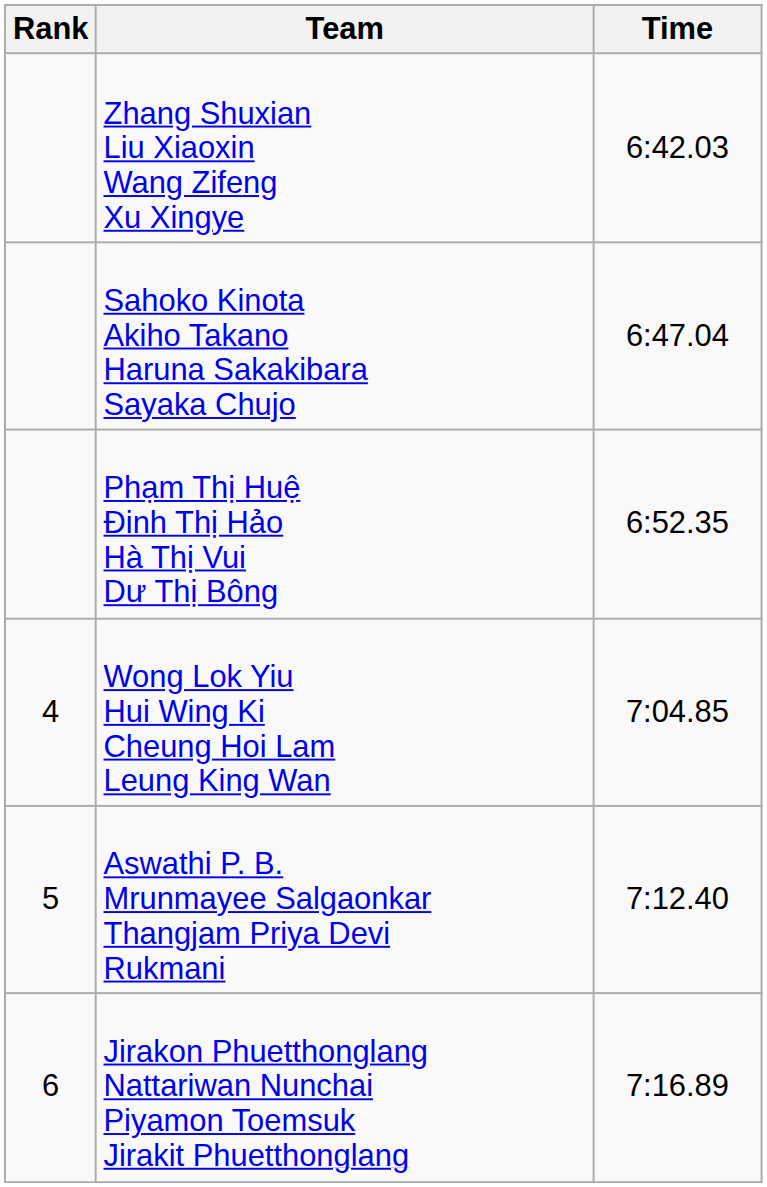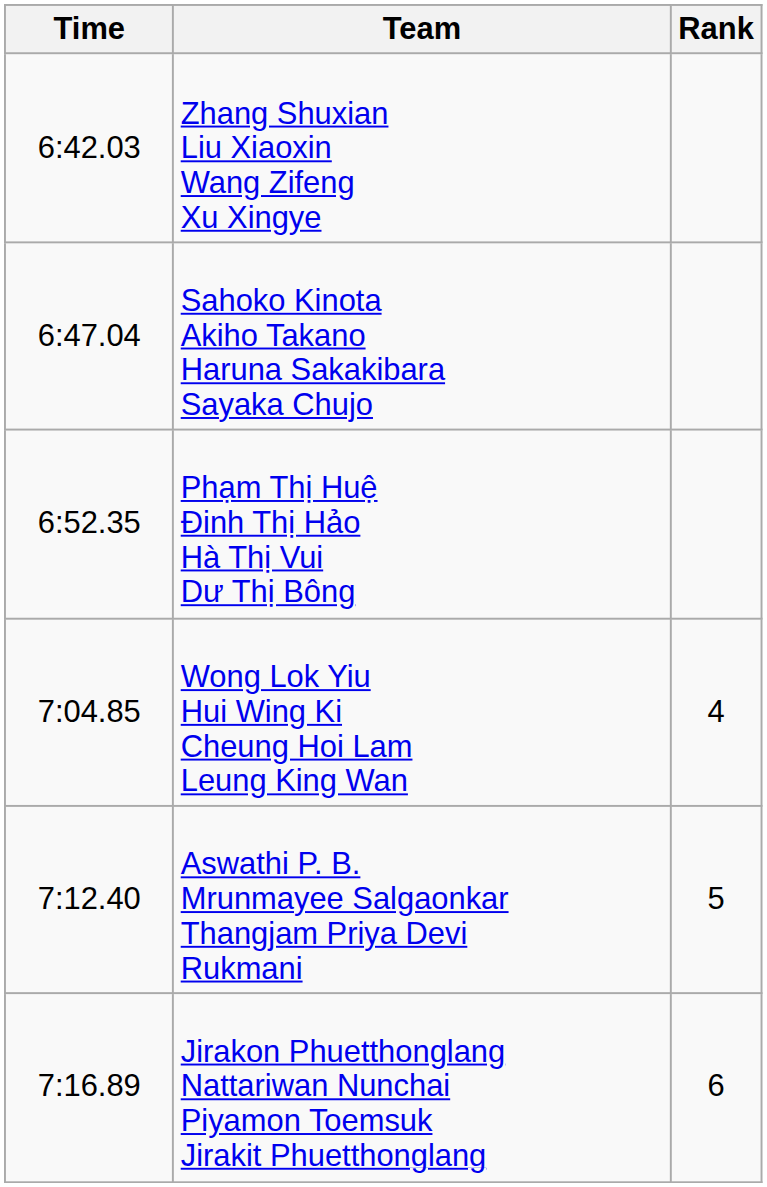columns swapped: (51, 28) <-> (677, 28)
